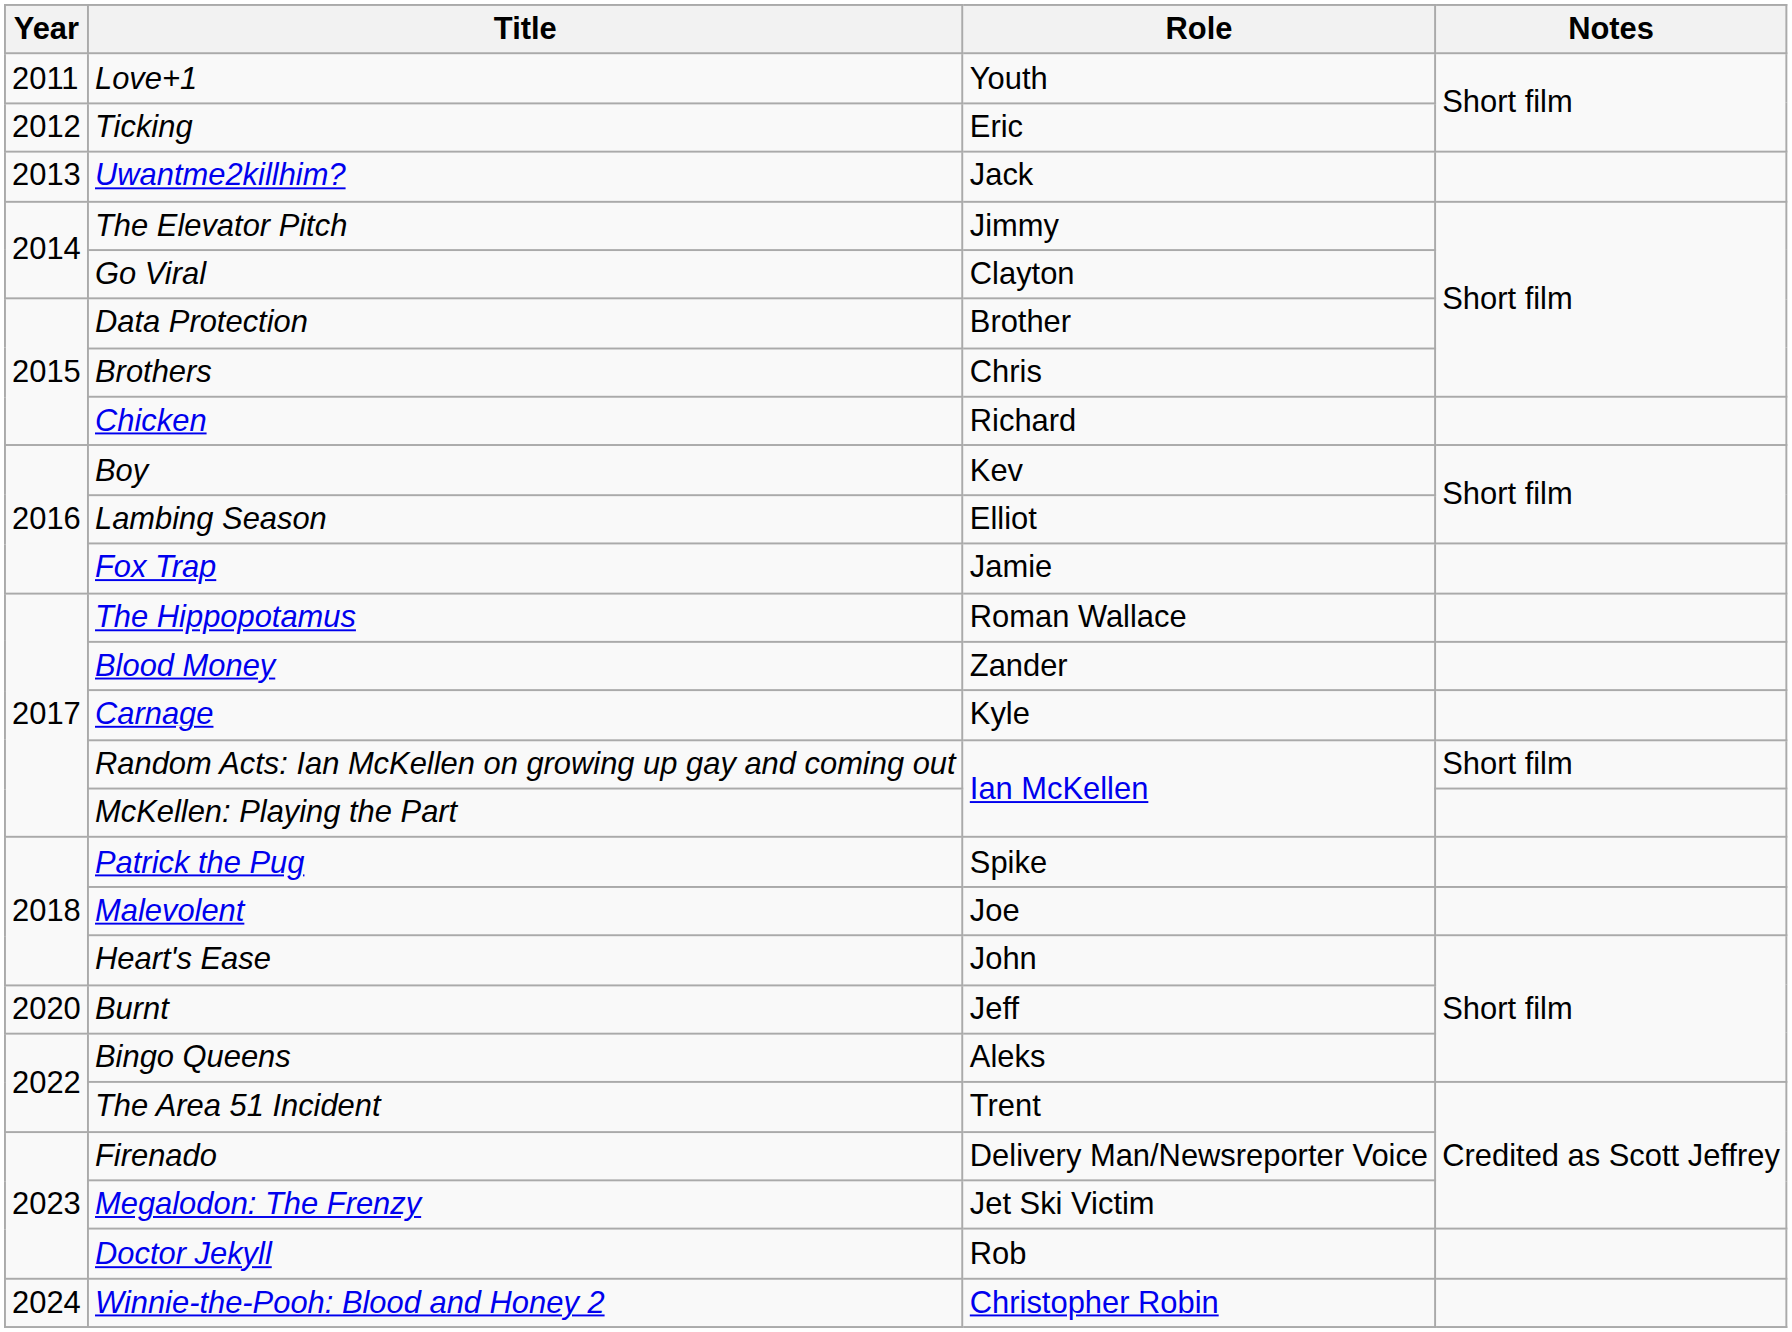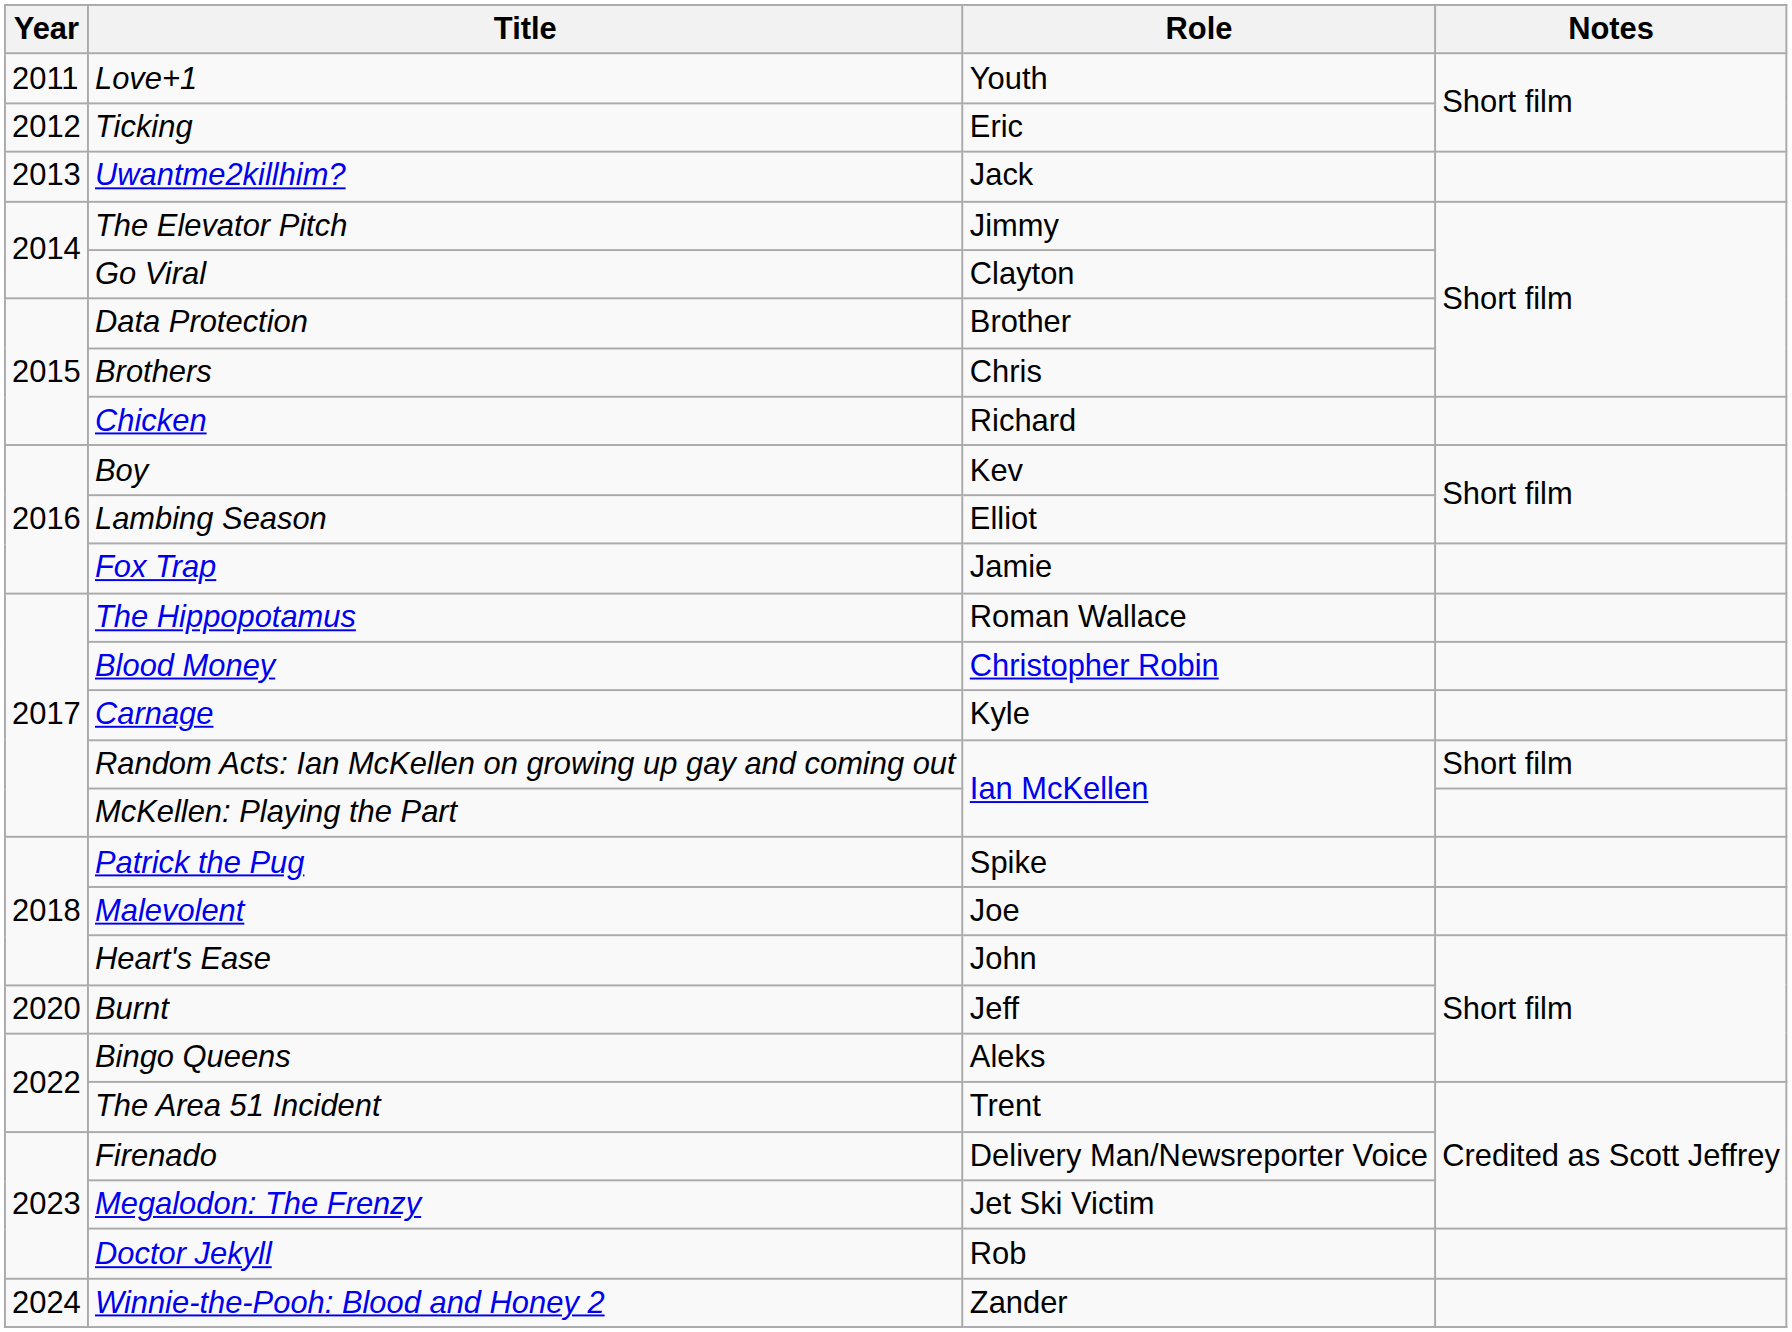(1019, 665) Zander -> (1094, 665) Christopher Robin
(1094, 1302) Christopher Robin -> (1019, 1302) Zander
